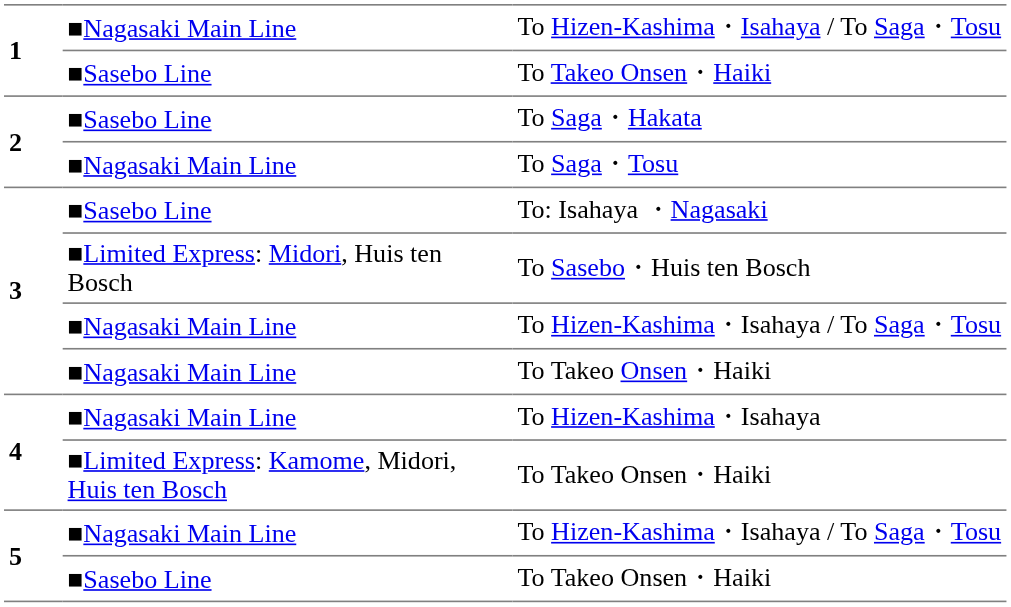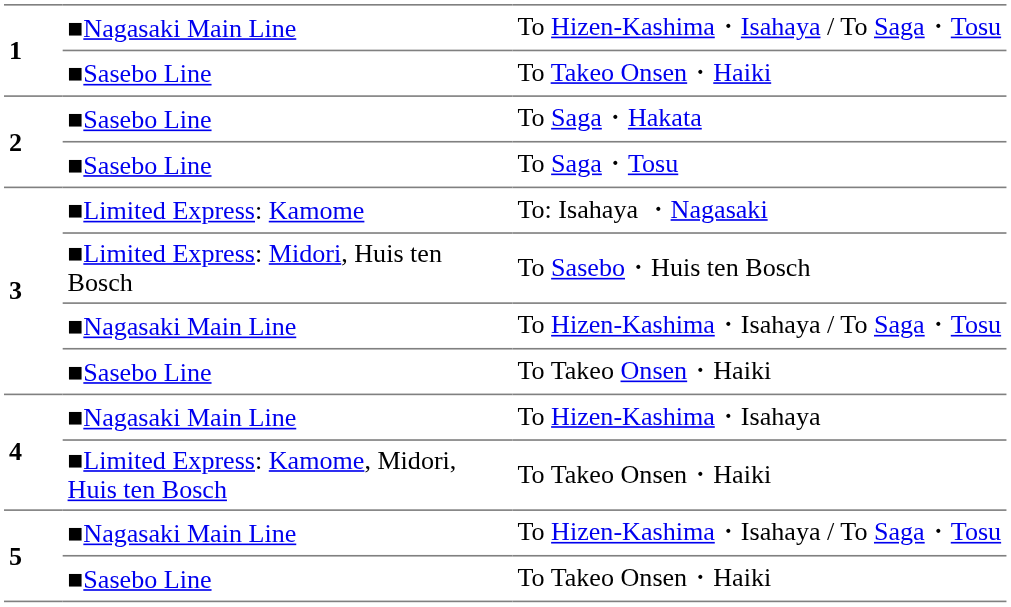(182, 164) ■Nagasaki Main Line -> (140, 164) ■Sasebo Line
(140, 209) ■Sasebo Line -> (216, 209) ■Limited Express: Kamome
(182, 371) ■Nagasaki Main Line -> (140, 371) ■Sasebo Line
